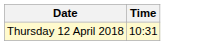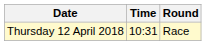+ column: (181, 13)
